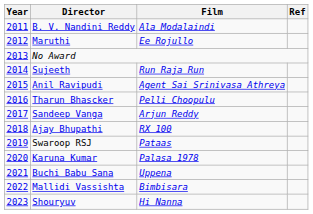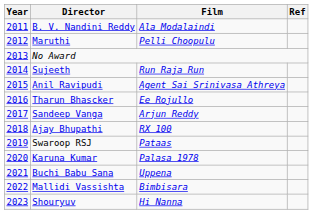(166, 41) Ee Rojullo -> (177, 41) Pelli Choopulu
(177, 99) Pelli Choopulu -> (166, 99) Ee Rojullo
